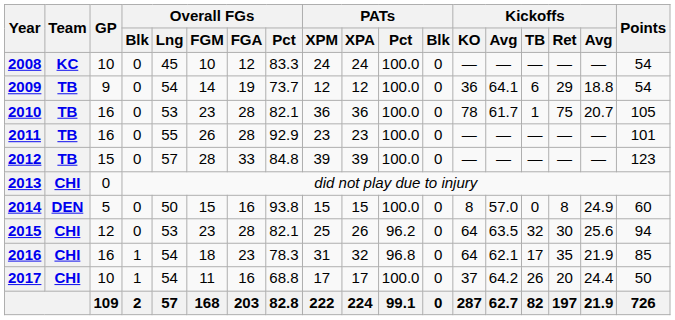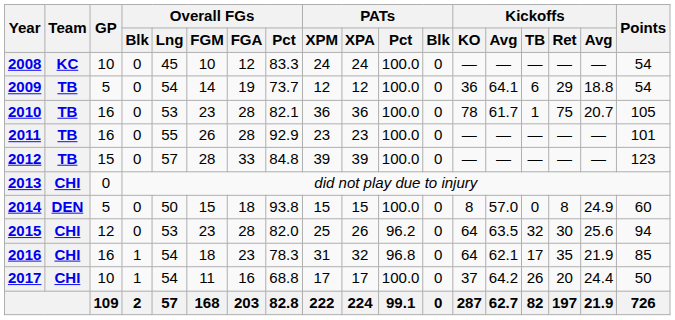(106, 87) 9 -> (106, 87) 5
(247, 207) 16 -> (247, 207) 18
(284, 231) 82.1 -> (284, 231) 82.0
